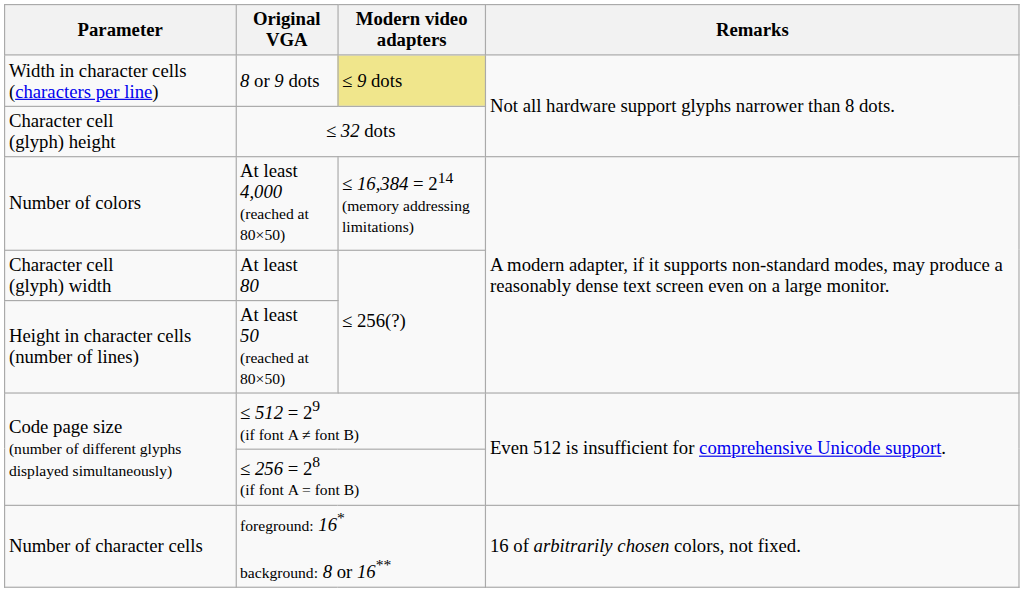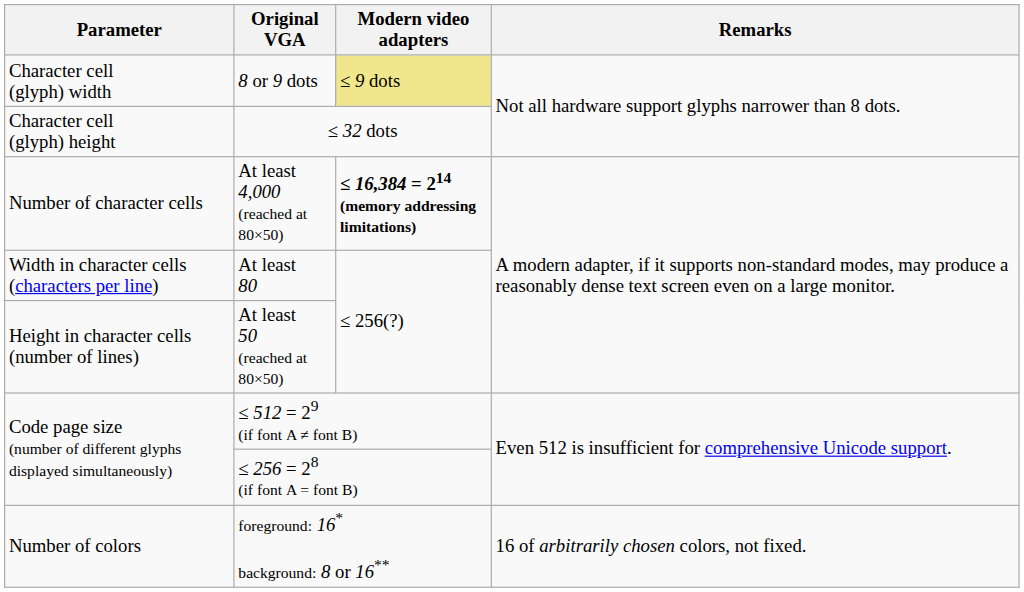(98, 80) Width in character cells (characters per line) -> (61, 80) Character cell (glyph) width
(75, 203) Number of colors -> (106, 203) Number of character cells
(406, 203) normal -> (408, 203) bold
(61, 274) Character cell (glyph) width -> (98, 274) Width in character cells (characters per line)
(106, 545) Number of character cells -> (75, 545) Number of colors
